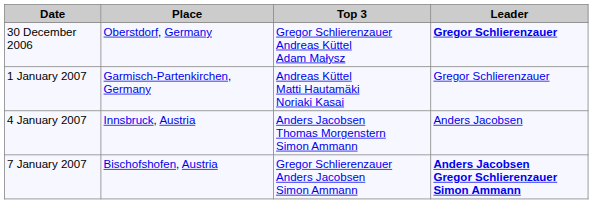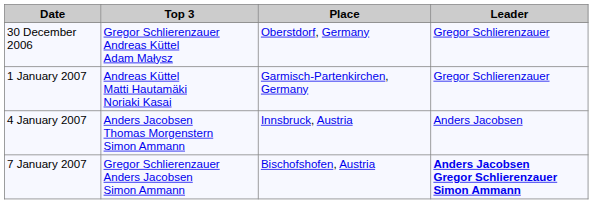columns swapped: (187, 13) <-> (352, 13)
(495, 32) bold -> (491, 32) normal
